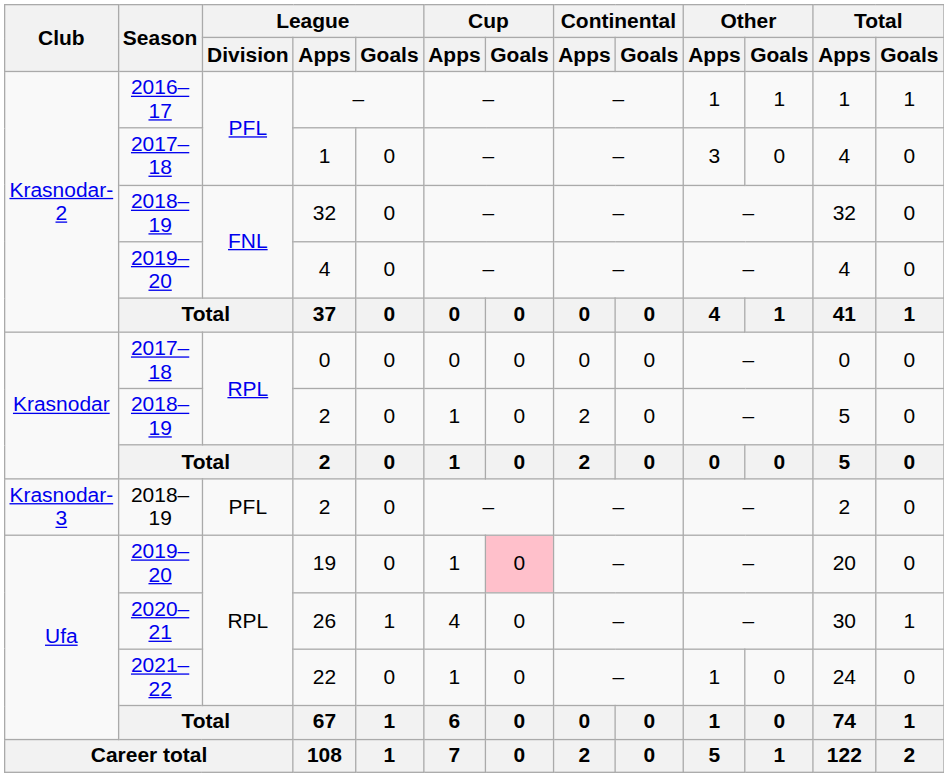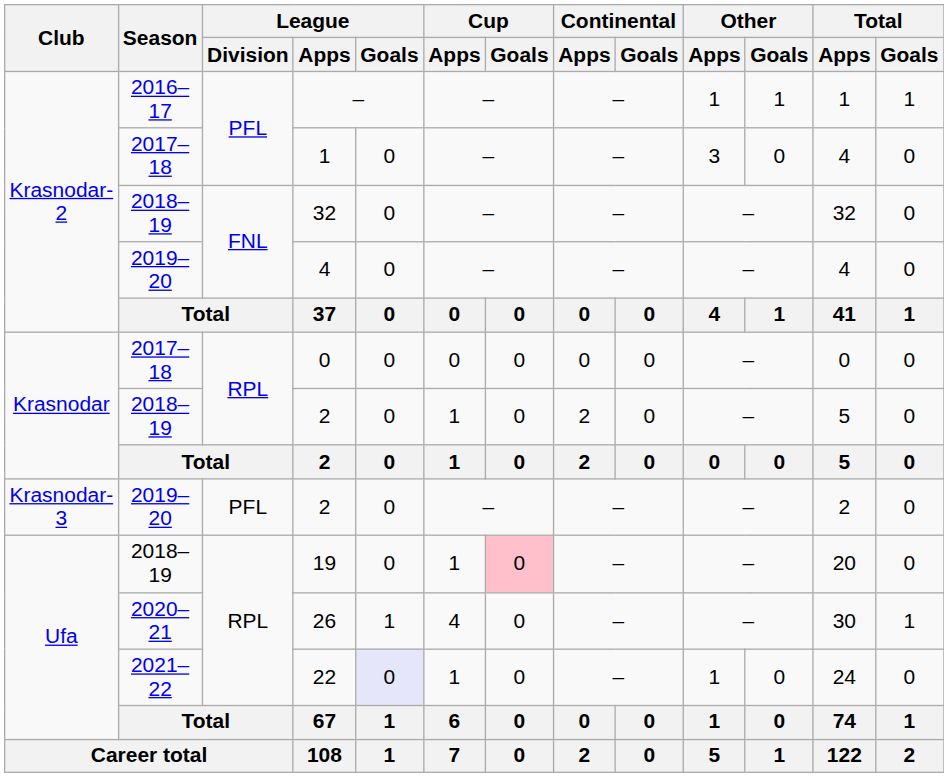(160, 506) 2018–19 -> (160, 506) 2019–20
(160, 563) 2019–20 -> (160, 563) 2018–19
(389, 677) no background -> (389, 677) lavender background
